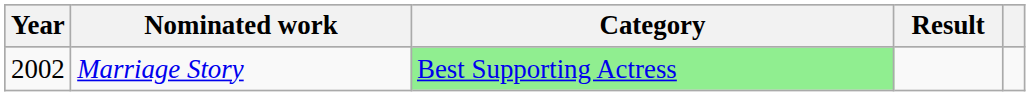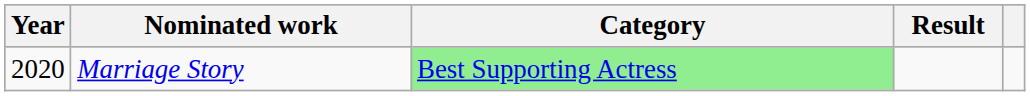(38, 68) 2002 -> (38, 68) 2020
